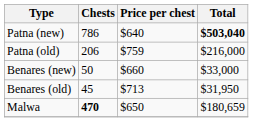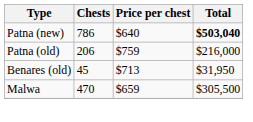- row: (41, 70)
(90, 107) bold -> (86, 88) normal
(132, 107) $650 -> (128, 88) $659
(223, 107) $180,659 -> (218, 88) $305,500
